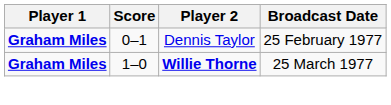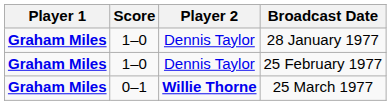+ row: (323, 40)
(134, 40) 0–1 -> (134, 64) 1–0
(134, 64) 1–0 -> (134, 87) 0–1
